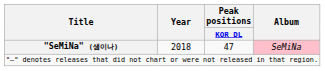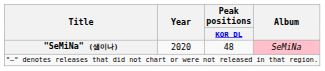(181, 47) 2018 -> (181, 47) 2020
(229, 47) 47 -> (229, 47) 48
